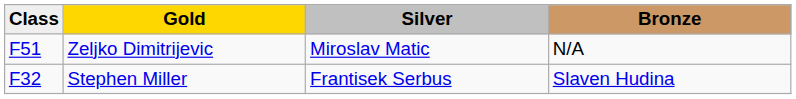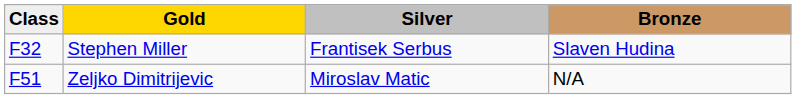rows swapped: (127, 78) <-> (140, 49)
